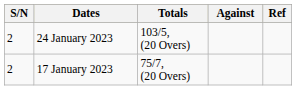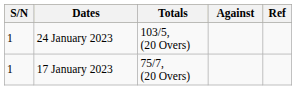(10, 38) 2 -> (10, 38) 1
(10, 69) 2 -> (10, 69) 1
